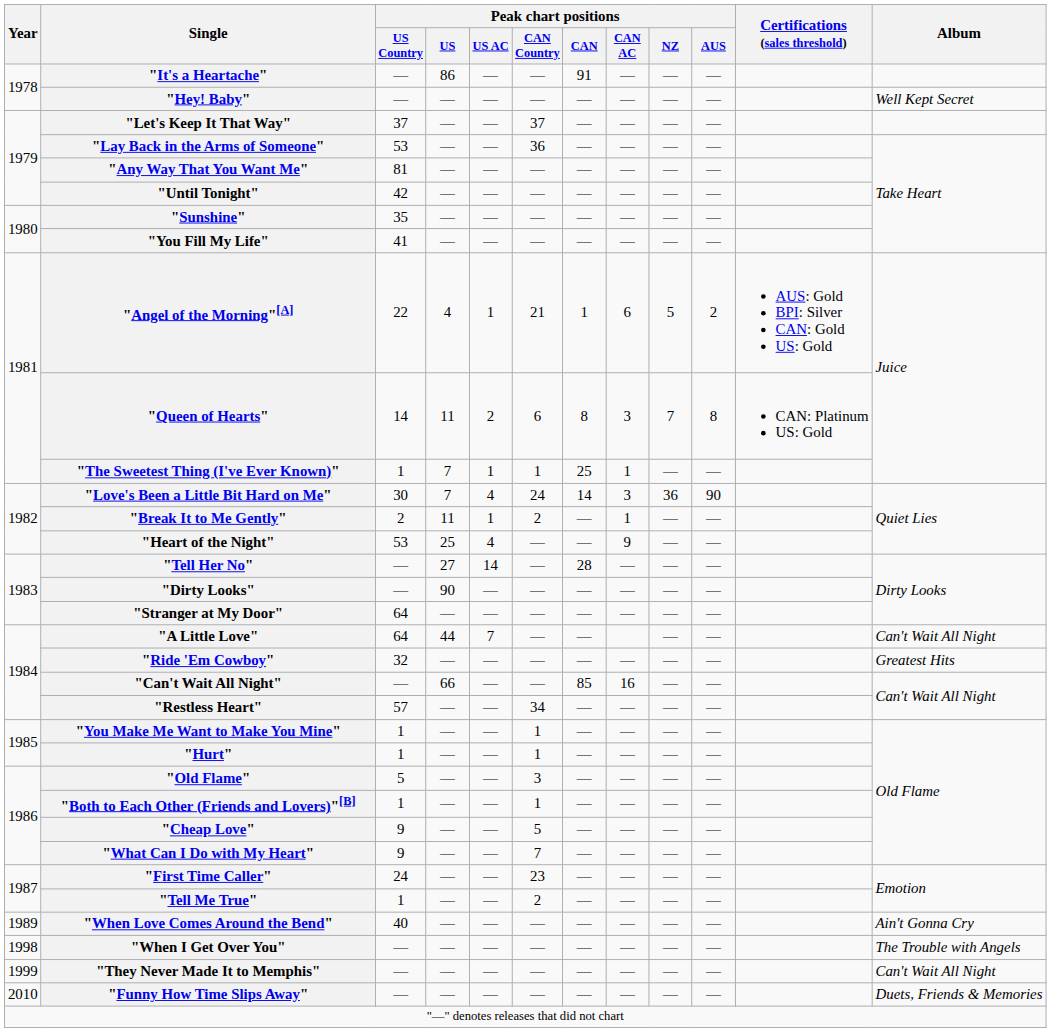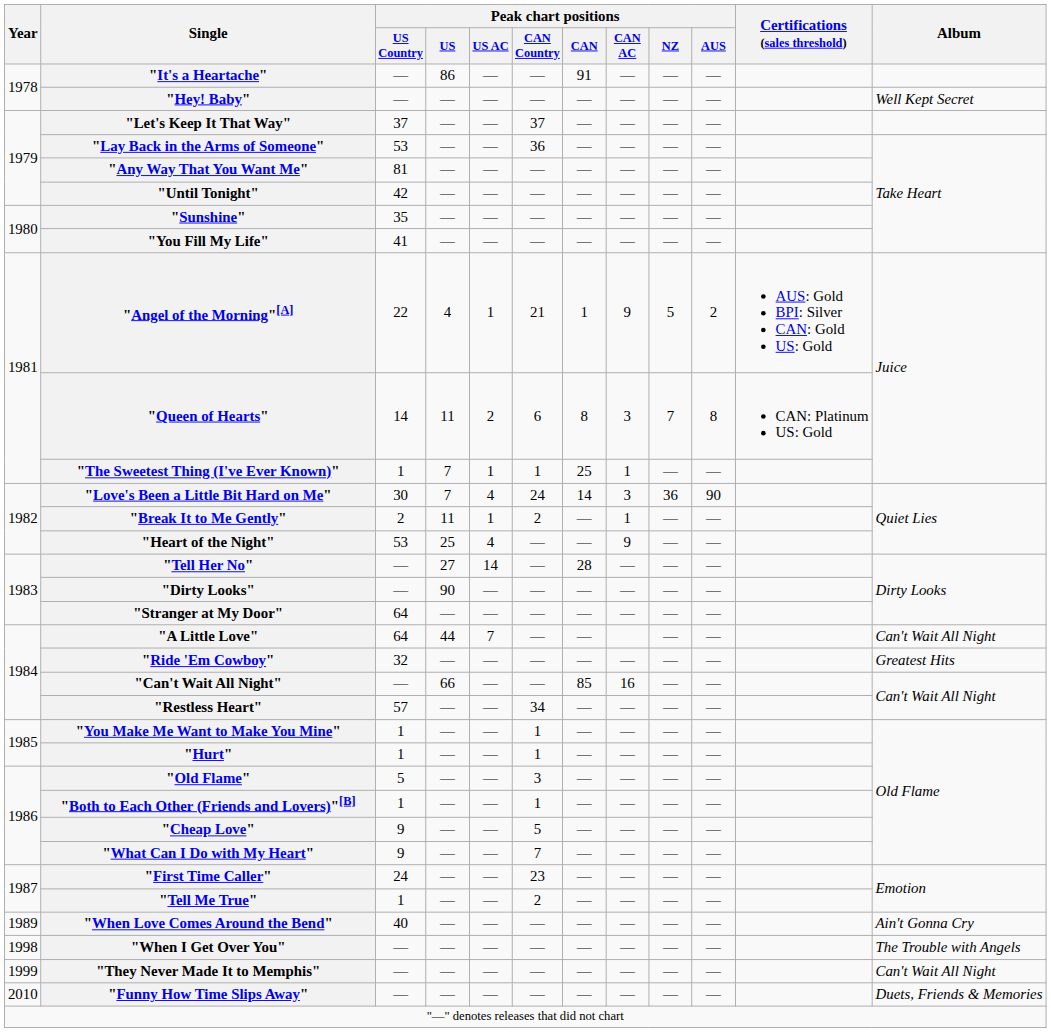(627, 312) 6 -> (627, 312) 9
